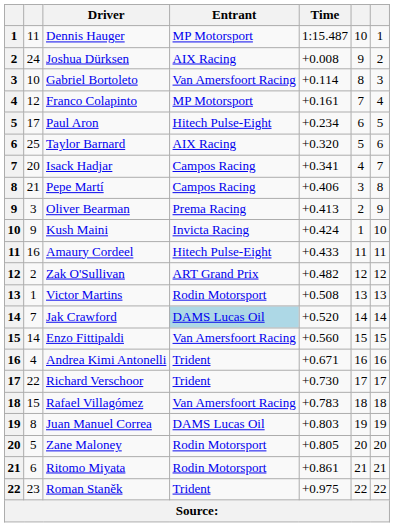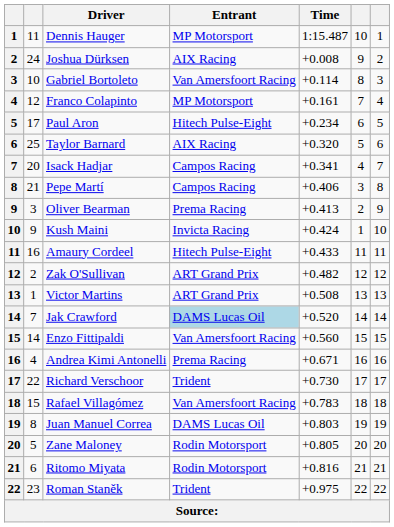(219, 294) Rodin Motorsport -> (216, 294) ART Grand Prix
(192, 359) Trident -> (209, 359) Prema Racing
(320, 467) +0.861 -> (320, 467) +0.816
